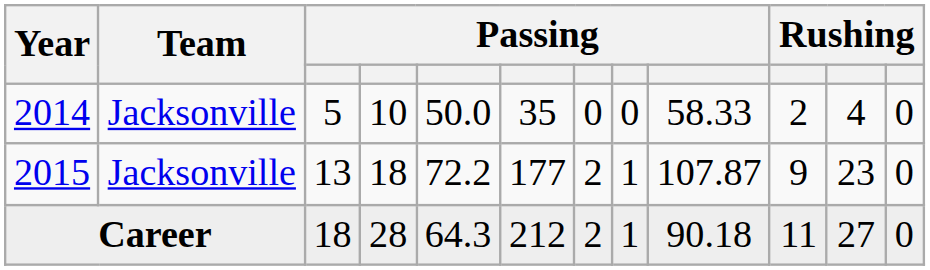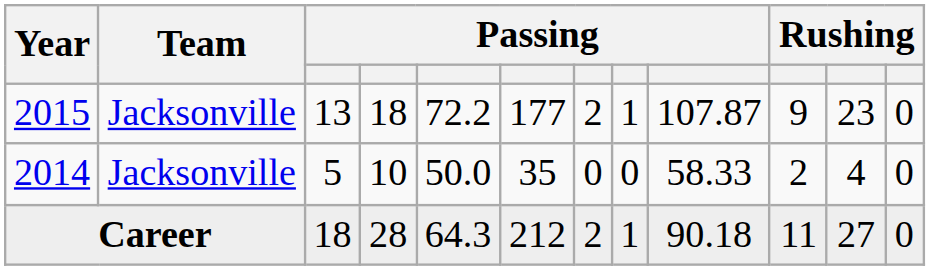rows swapped: (52, 112) <-> (52, 173)
